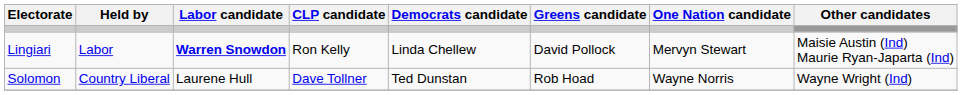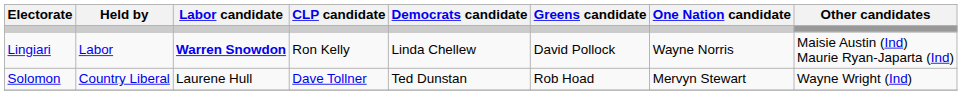(699, 50) Mervyn Stewart -> (693, 50) Wayne Norris
(693, 79) Wayne Norris -> (699, 79) Mervyn Stewart
